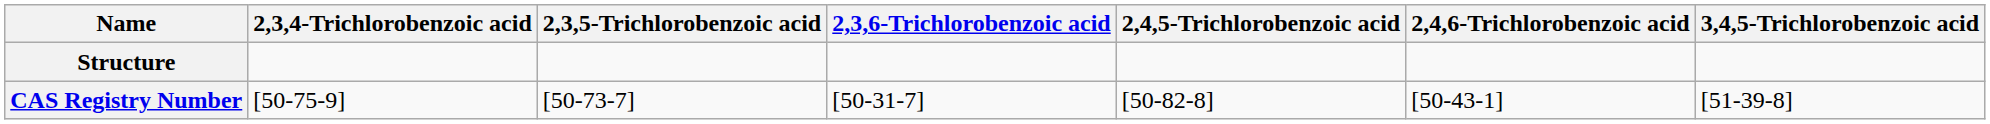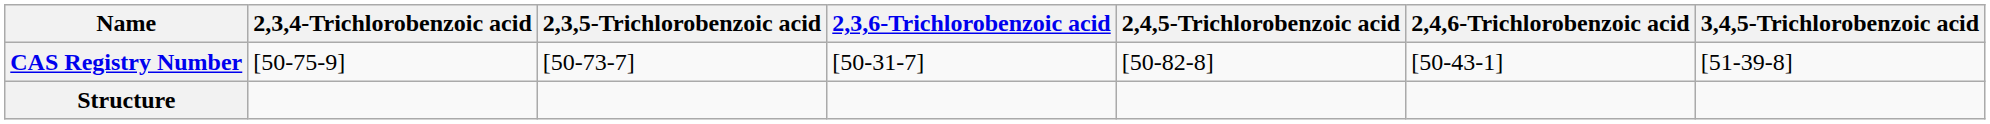rows swapped: (126, 61) <-> (126, 99)
